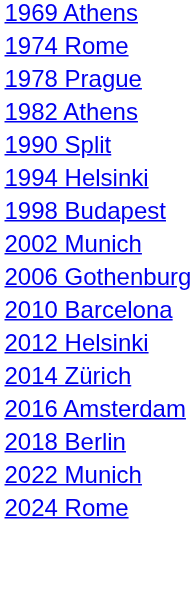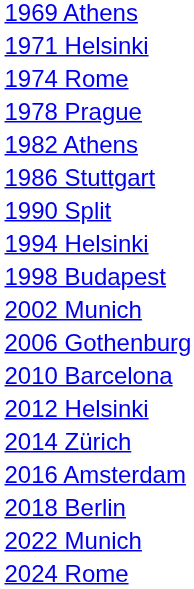+ row: (77, 45)
+ row: (80, 177)
